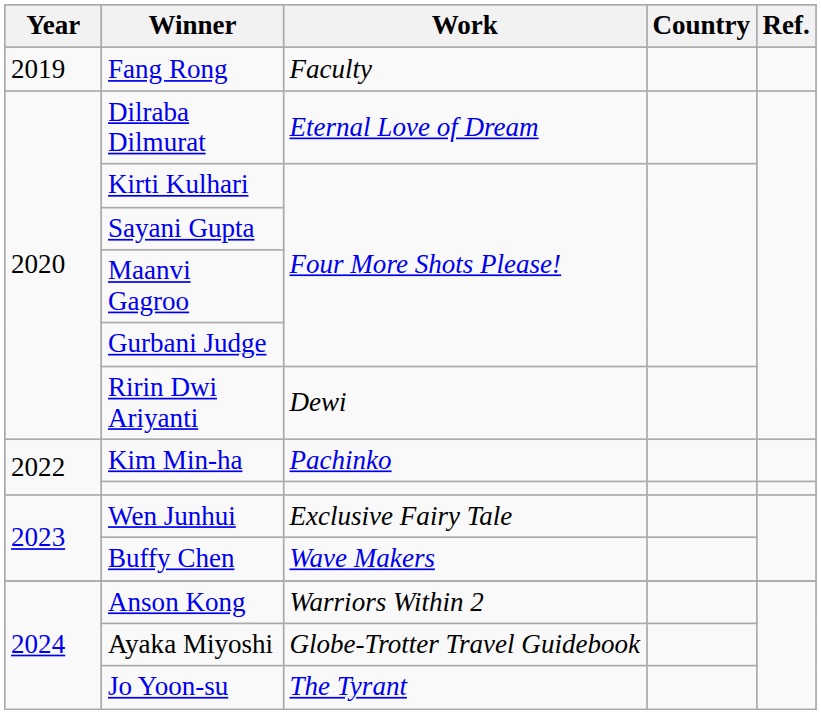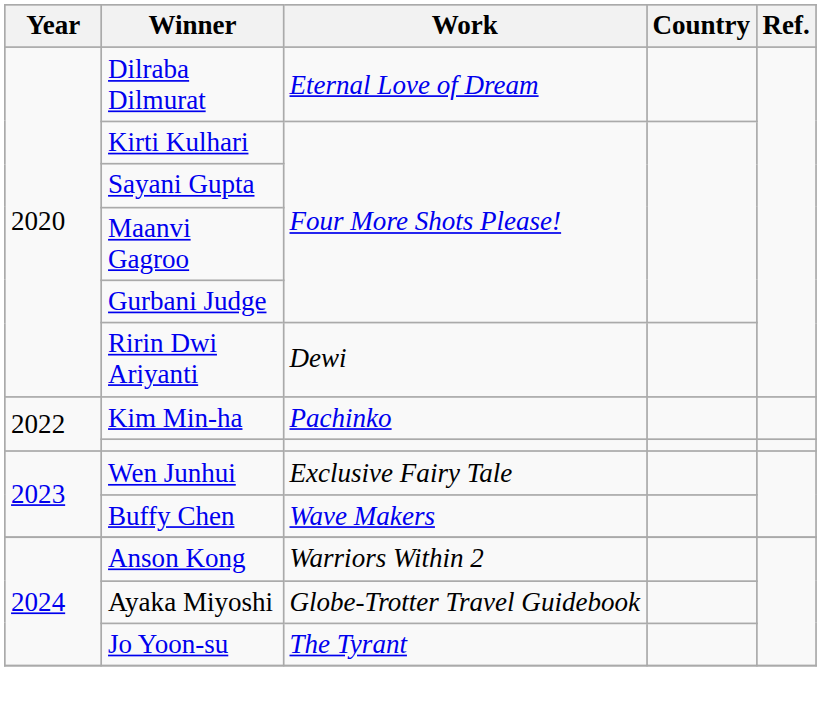- row: (168, 68)
